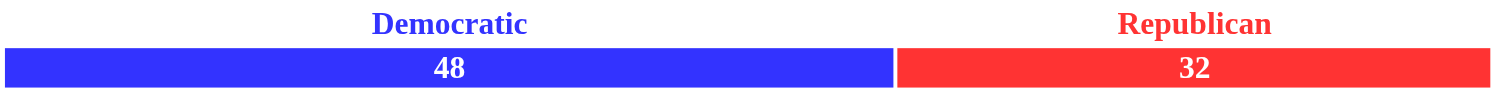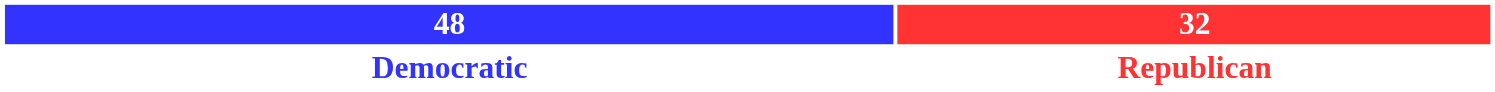rows swapped: (450, 67) <-> (450, 24)
